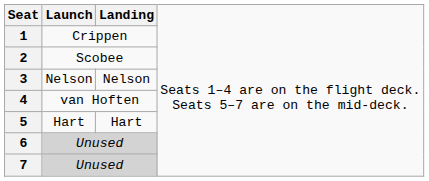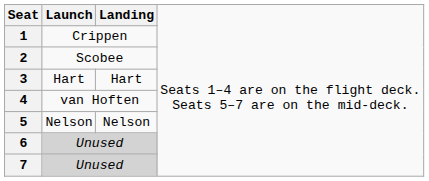(69, 79) Nelson -> (69, 79) Hart
(127, 79) Nelson -> (127, 79) Hart
(69, 122) Hart -> (69, 122) Nelson
(127, 122) Hart -> (127, 122) Nelson
